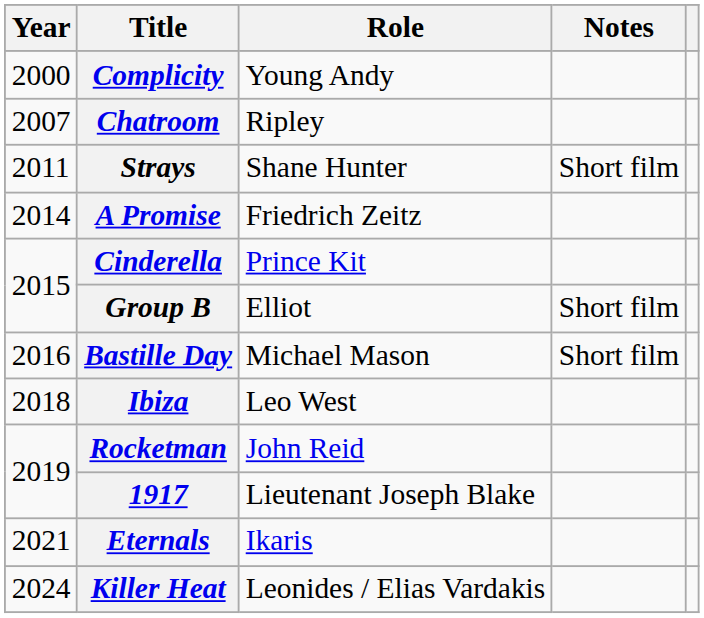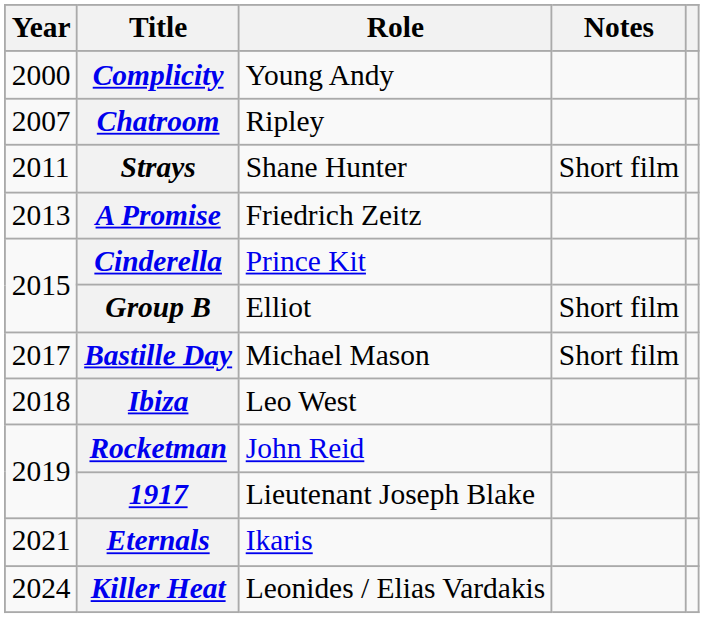(41, 214) 2014 -> (41, 214) 2013
(41, 354) 2016 -> (41, 354) 2017
